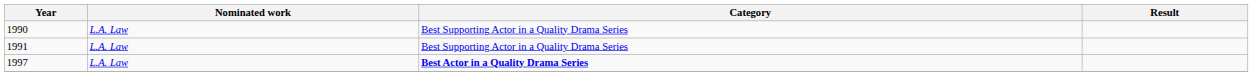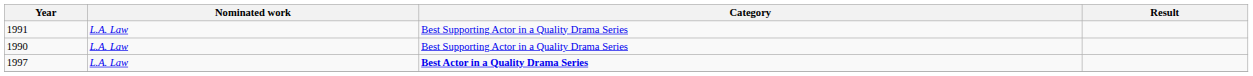rows swapped: (17, 29) <-> (17, 46)
